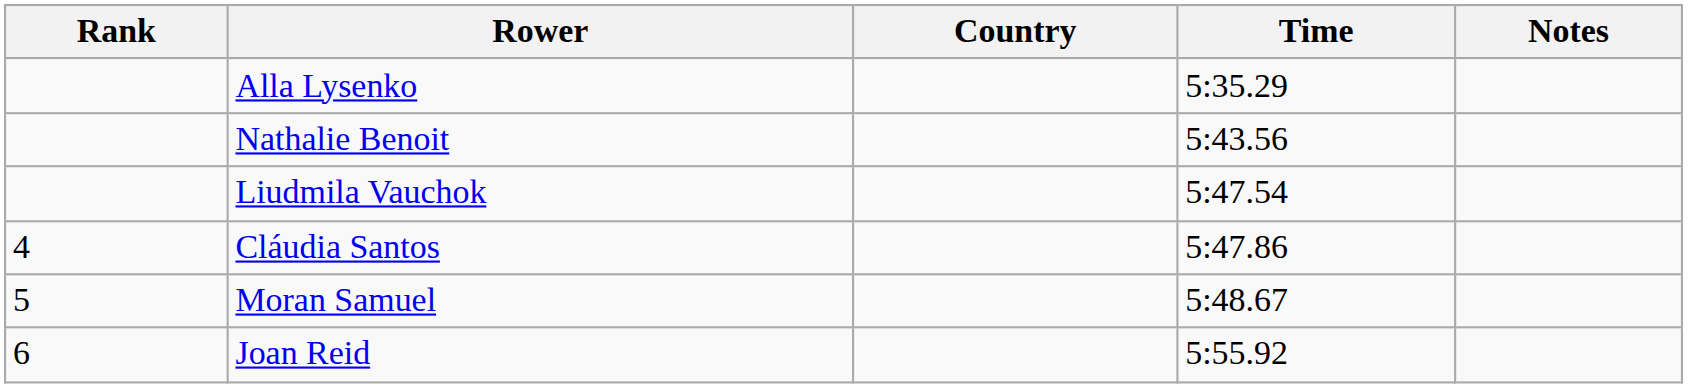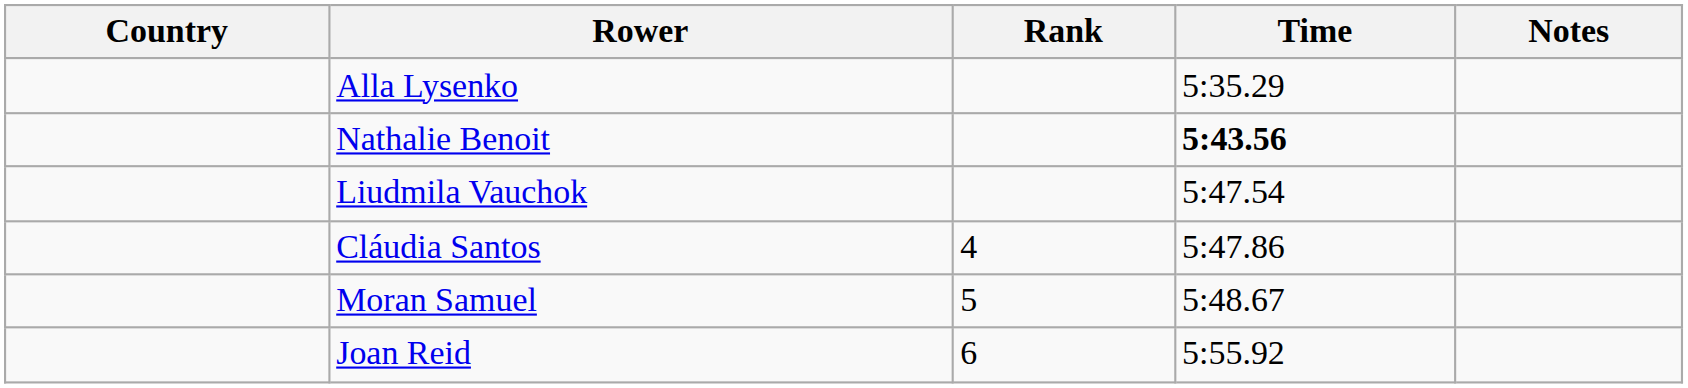columns swapped: (116, 31) <-> (1015, 31)
(1237, 138) normal -> (1234, 138) bold
